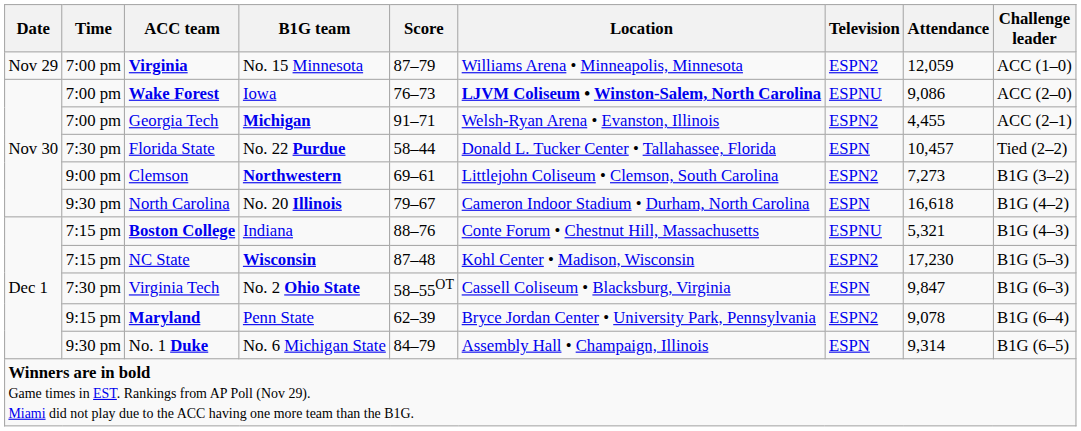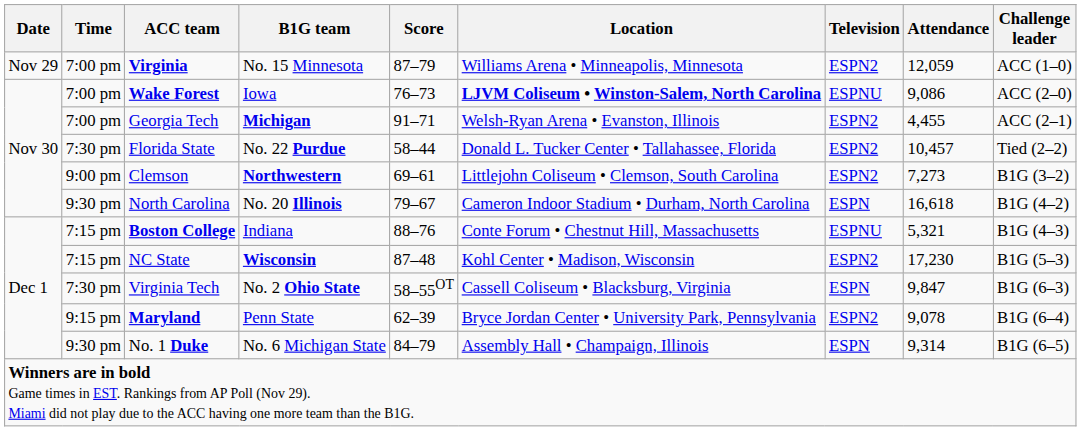(849, 148) ESPN -> (854, 148) ESPN2
